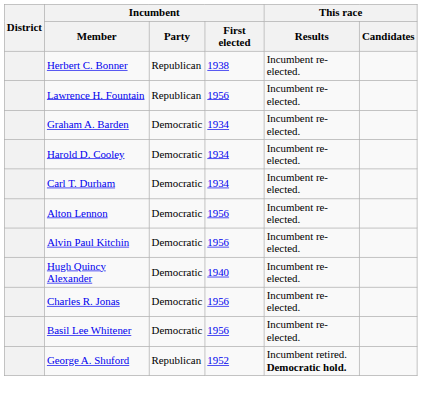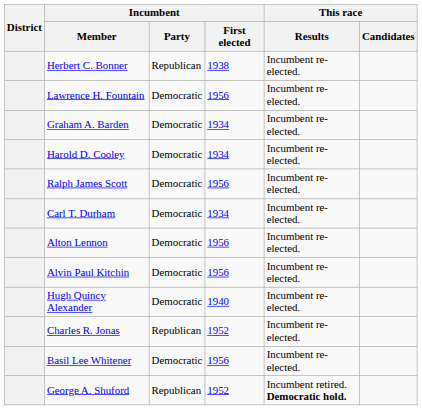(176, 95) Republican -> (177, 95) Democratic
+ row: (87, 183)
(177, 301) Democratic -> (176, 331) Republican
(218, 301) 1956 -> (218, 331) 1952
